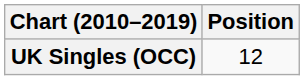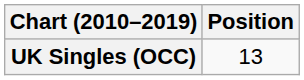(251, 56) 12 -> (251, 56) 13
